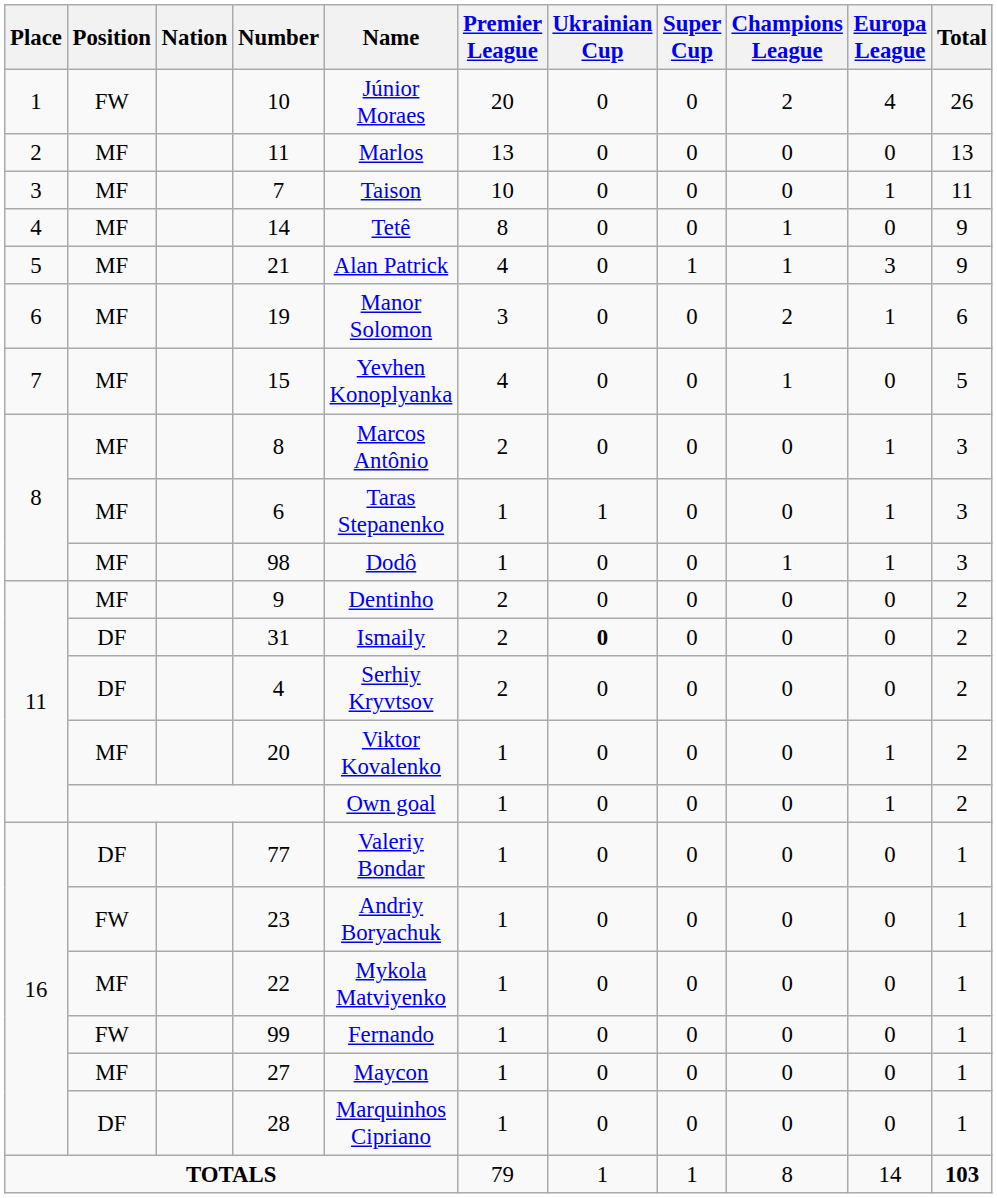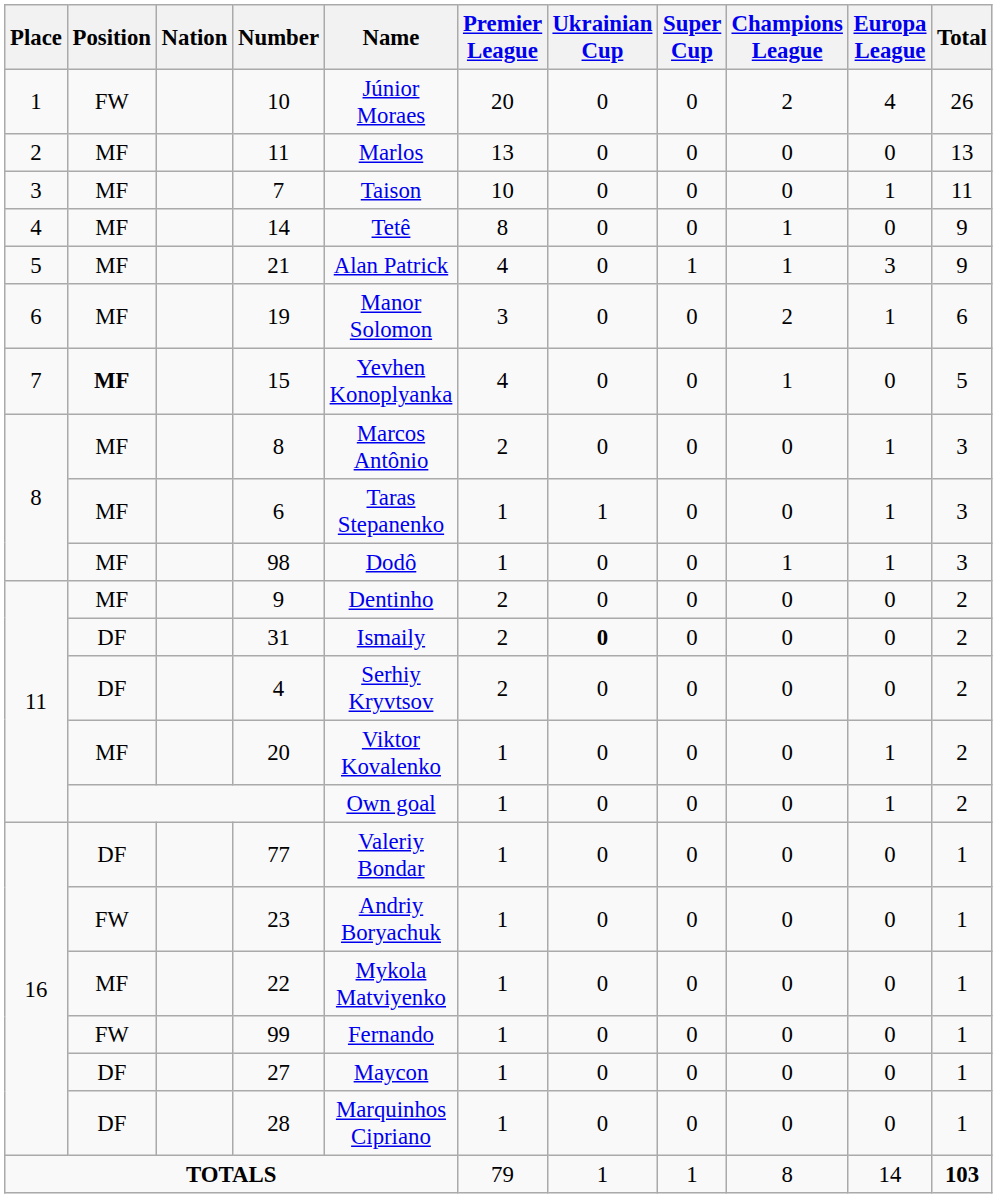(112, 381) normal -> (112, 381) bold
(112, 1072) MF -> (112, 1072) DF
